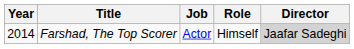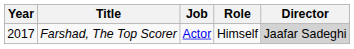(21, 33) 2014 -> (21, 33) 2017
